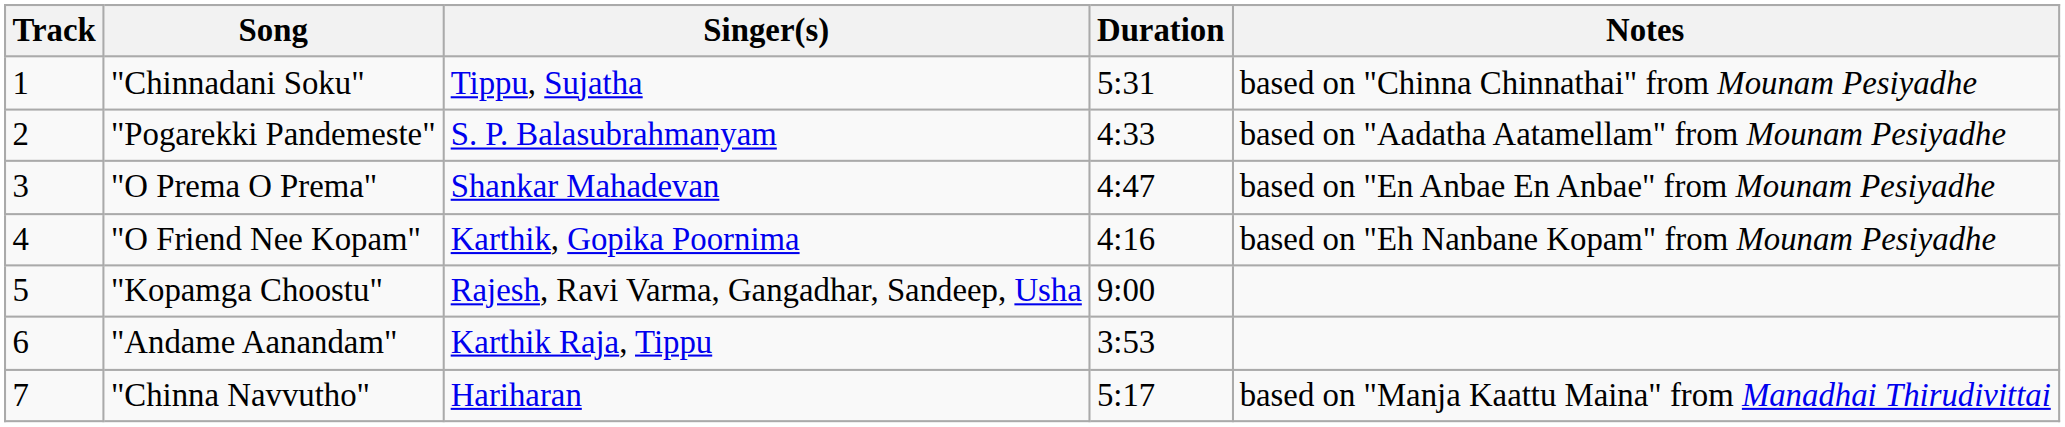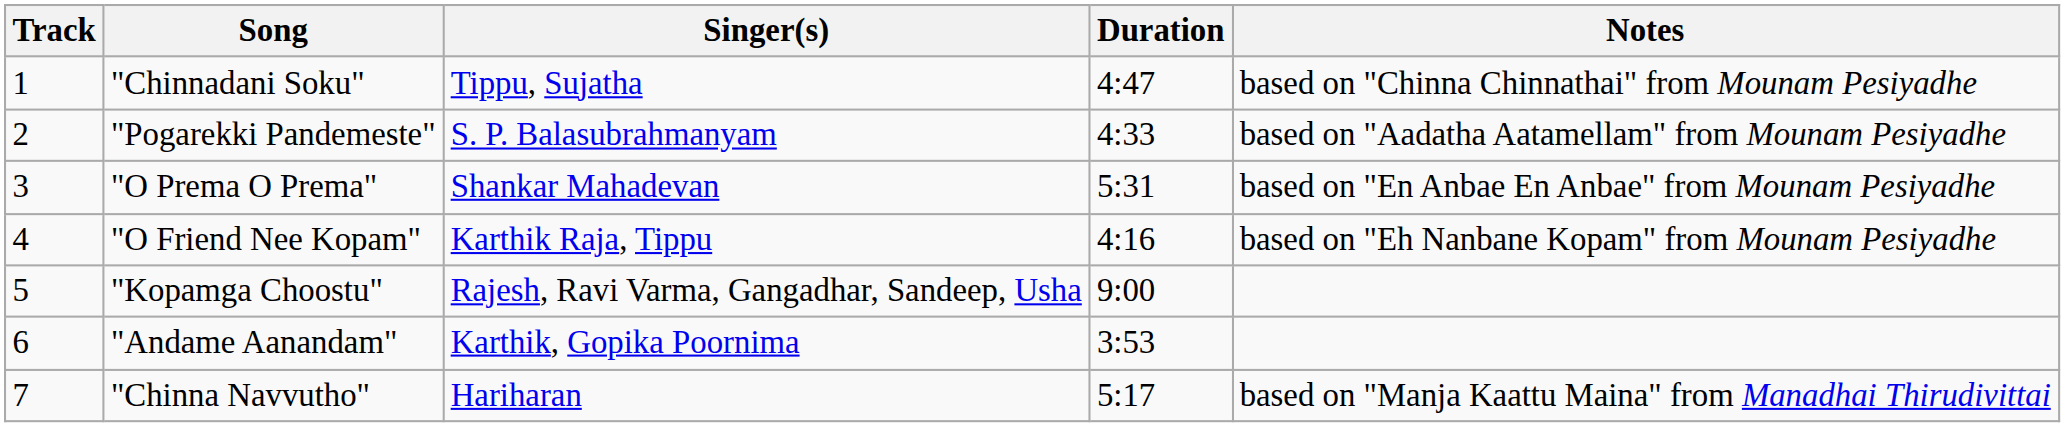(1126, 82) 5:31 -> (1126, 82) 4:47
(1126, 186) 4:47 -> (1126, 186) 5:31
(625, 238) Karthik, Gopika Poornima -> (581, 238) Karthik Raja, Tippu
(581, 342) Karthik Raja, Tippu -> (625, 342) Karthik, Gopika Poornima
